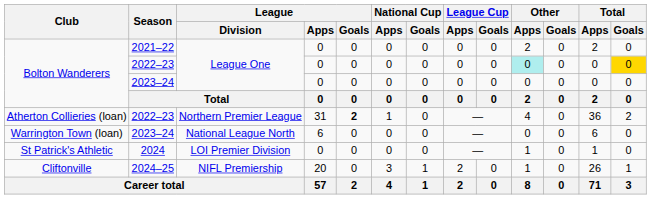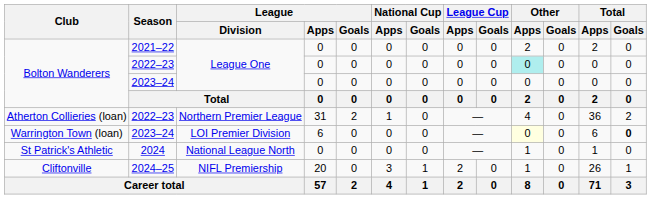(629, 64) gold background -> (629, 64) no background
(354, 116) bold -> (354, 116) normal
(240, 133) National League North -> (240, 133) LOI Premier Division
(527, 133) no background -> (527, 133) lightyellow background
(629, 133) normal -> (629, 133) bold
(240, 151) LOI Premier Division -> (240, 151) National League North
